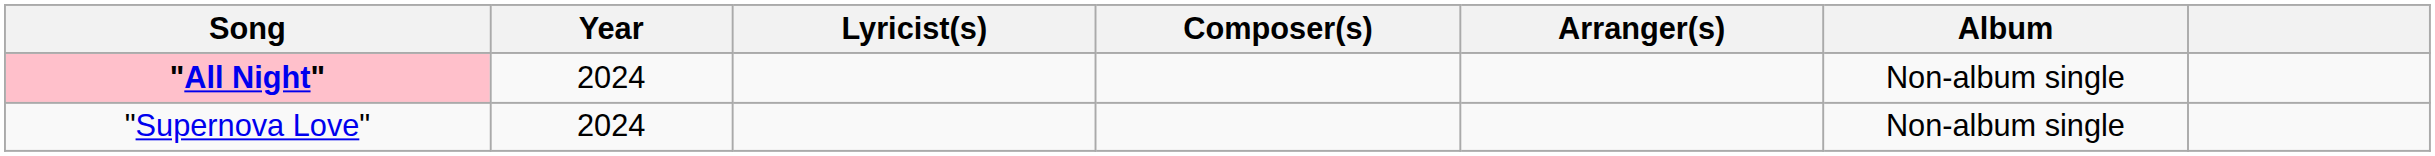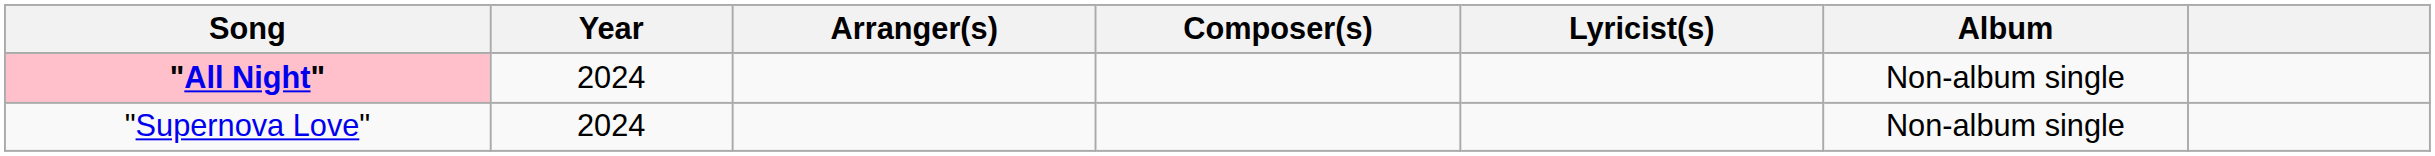columns swapped: (914, 28) <-> (1642, 28)
